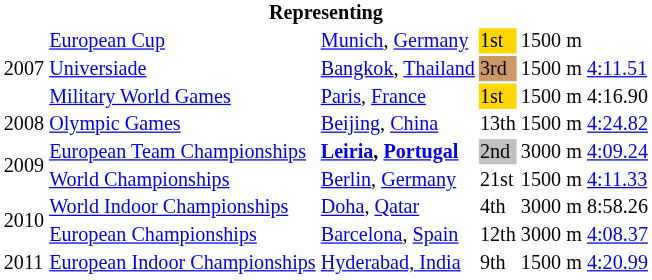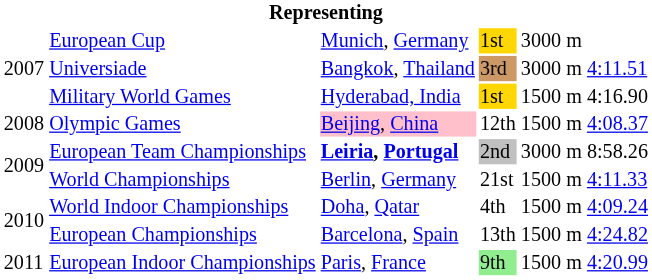(551, 40) 1500 m -> (551, 40) 3000 m
(551, 68) 1500 m -> (551, 68) 3000 m
(373, 96) Paris, France -> (391, 96) Hyderabad, India
(380, 123) no background -> (380, 123) pink background
(498, 123) 13th -> (498, 123) 12th
(617, 123) 4:24.82 -> (617, 123) 4:08.37
(617, 151) 4:09.24 -> (617, 151) 8:58.26
(551, 207) 3000 m -> (551, 207) 1500 m
(617, 207) 8:58.26 -> (617, 207) 4:09.24
(498, 234) 12th -> (498, 234) 13th
(551, 234) 3000 m -> (551, 234) 1500 m
(617, 234) 4:08.37 -> (617, 234) 4:24.82
(391, 262) Hyderabad, India -> (373, 262) Paris, France
(493, 262) no background -> (493, 262) lightgreen background
